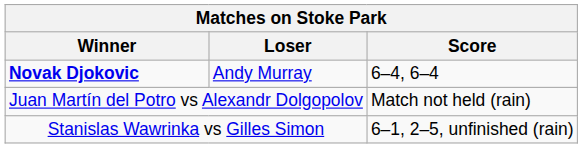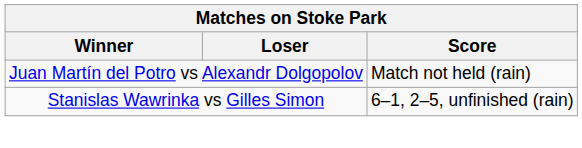- row: (74, 73)
